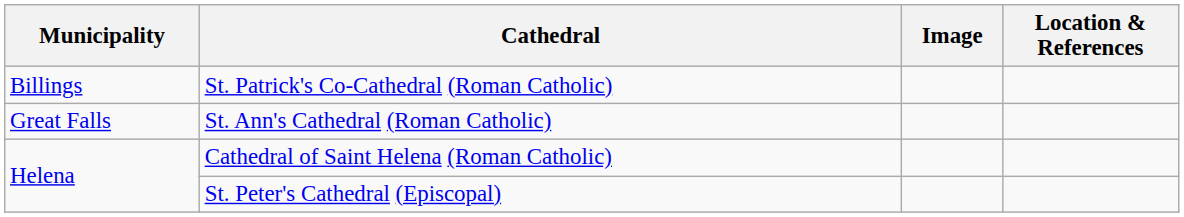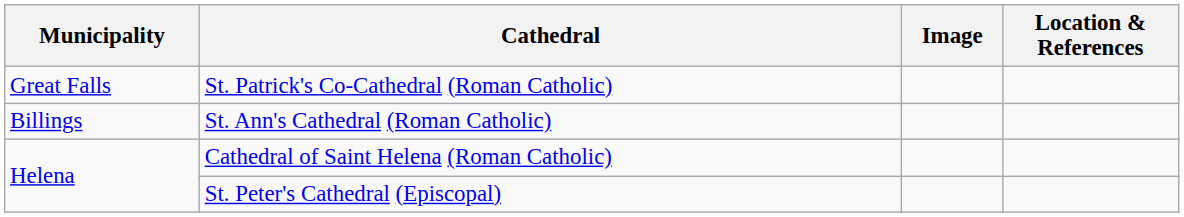(46, 84) Billings -> (61, 84) Great Falls
(61, 120) Great Falls -> (46, 120) Billings
